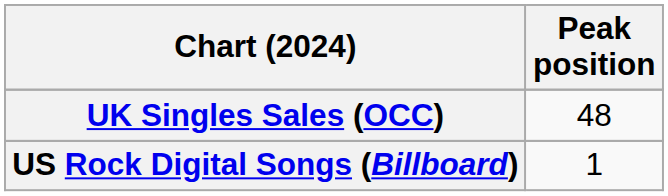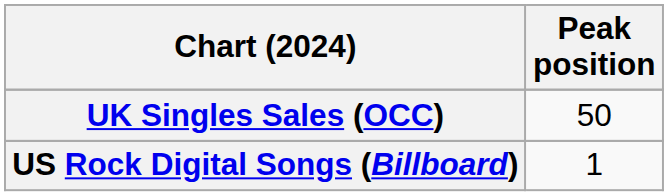(594, 114) 48 -> (594, 114) 50
